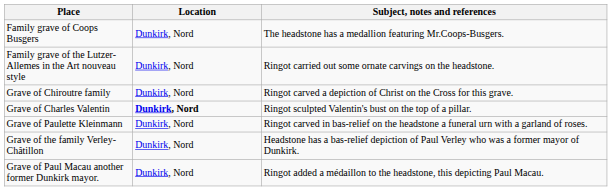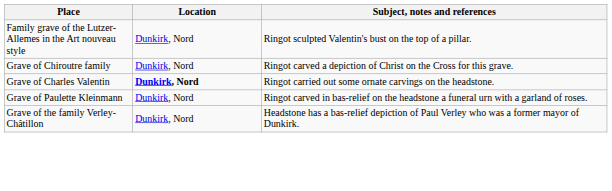- row: (52, 33)
(379, 66) Ringot carried out some ornate carvings on the headstone. -> (368, 39) Ringot sculpted Valentin's bust on the top of a pillar.
(368, 108) Ringot sculpted Valentin's bust on the top of a pillar. -> (379, 81) Ringot carried out some ornate carvings on the headstone.
- row: (65, 172)
